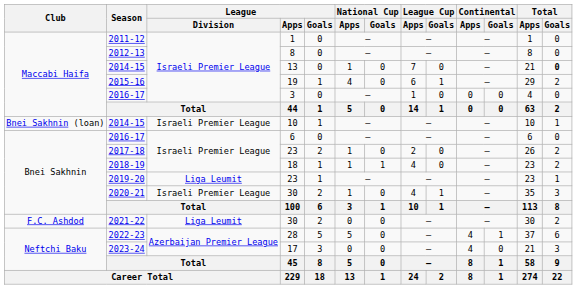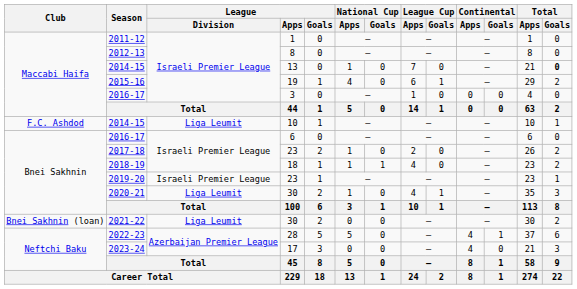(55, 123) Bnei Sakhnin (loan) -> (55, 123) F.C. Ashdod
(213, 123) Israeli Premier League -> (213, 123) Liga Leumit
(213, 179) Liga Leumit -> (213, 179) Israeli Premier League
(213, 193) Israeli Premier League -> (213, 193) Liga Leumit
(55, 221) F.C. Ashdod -> (55, 221) Bnei Sakhnin (loan)
